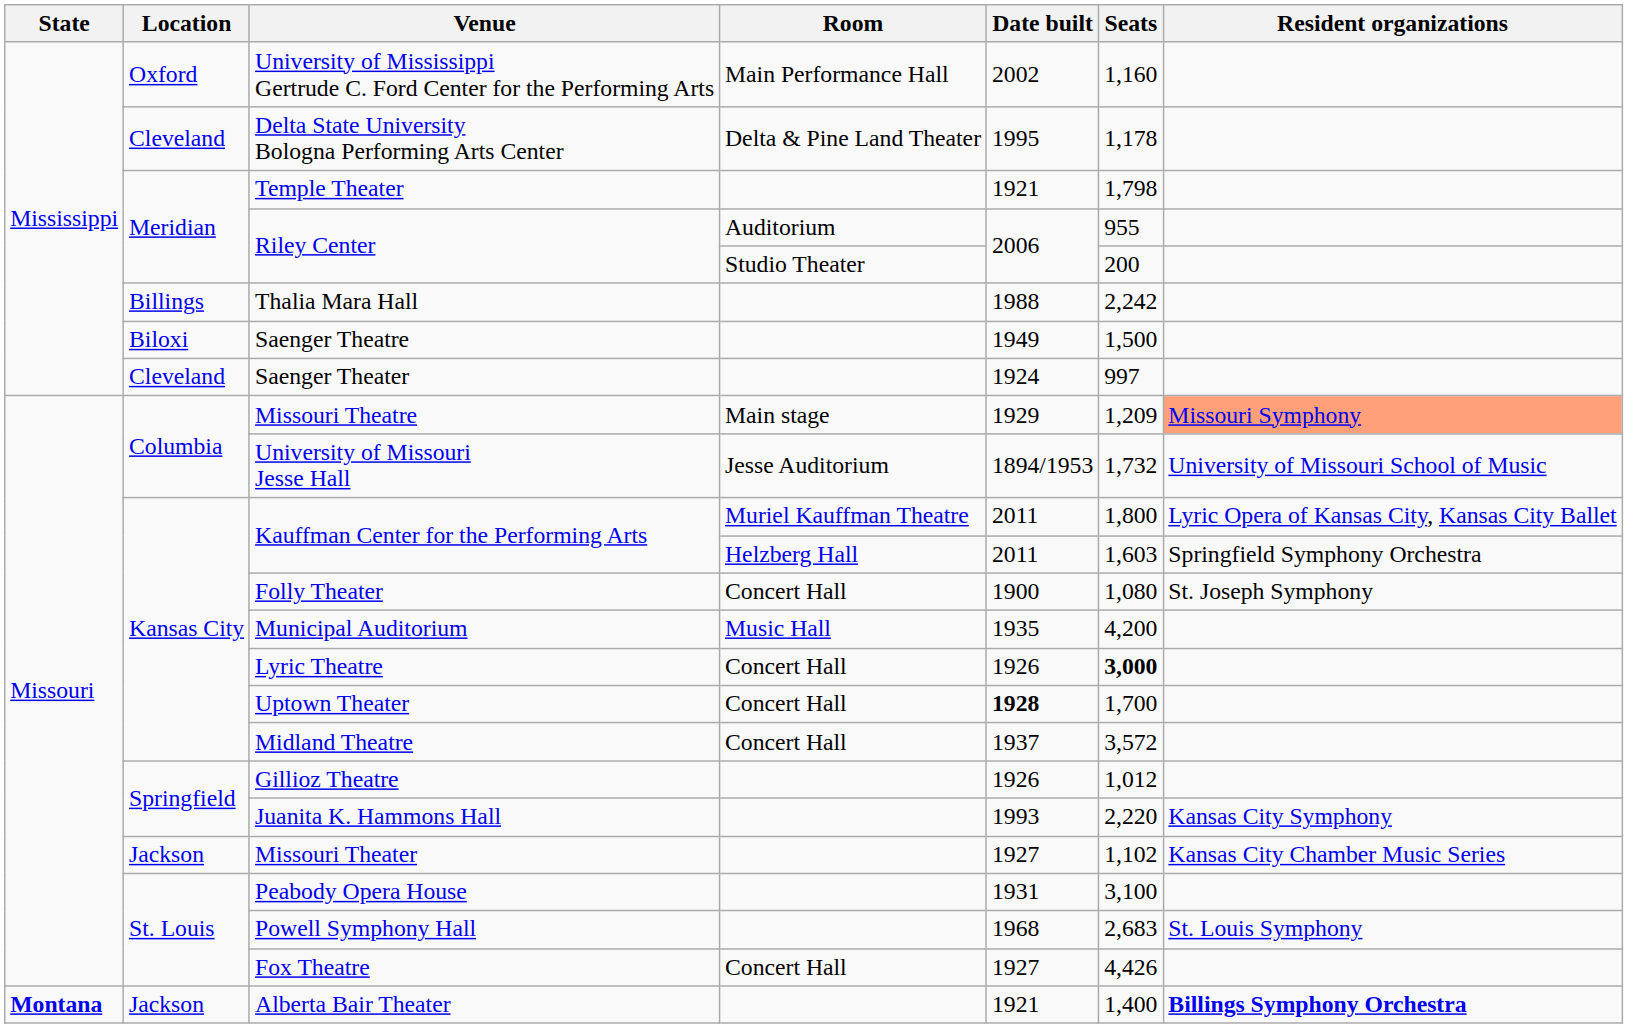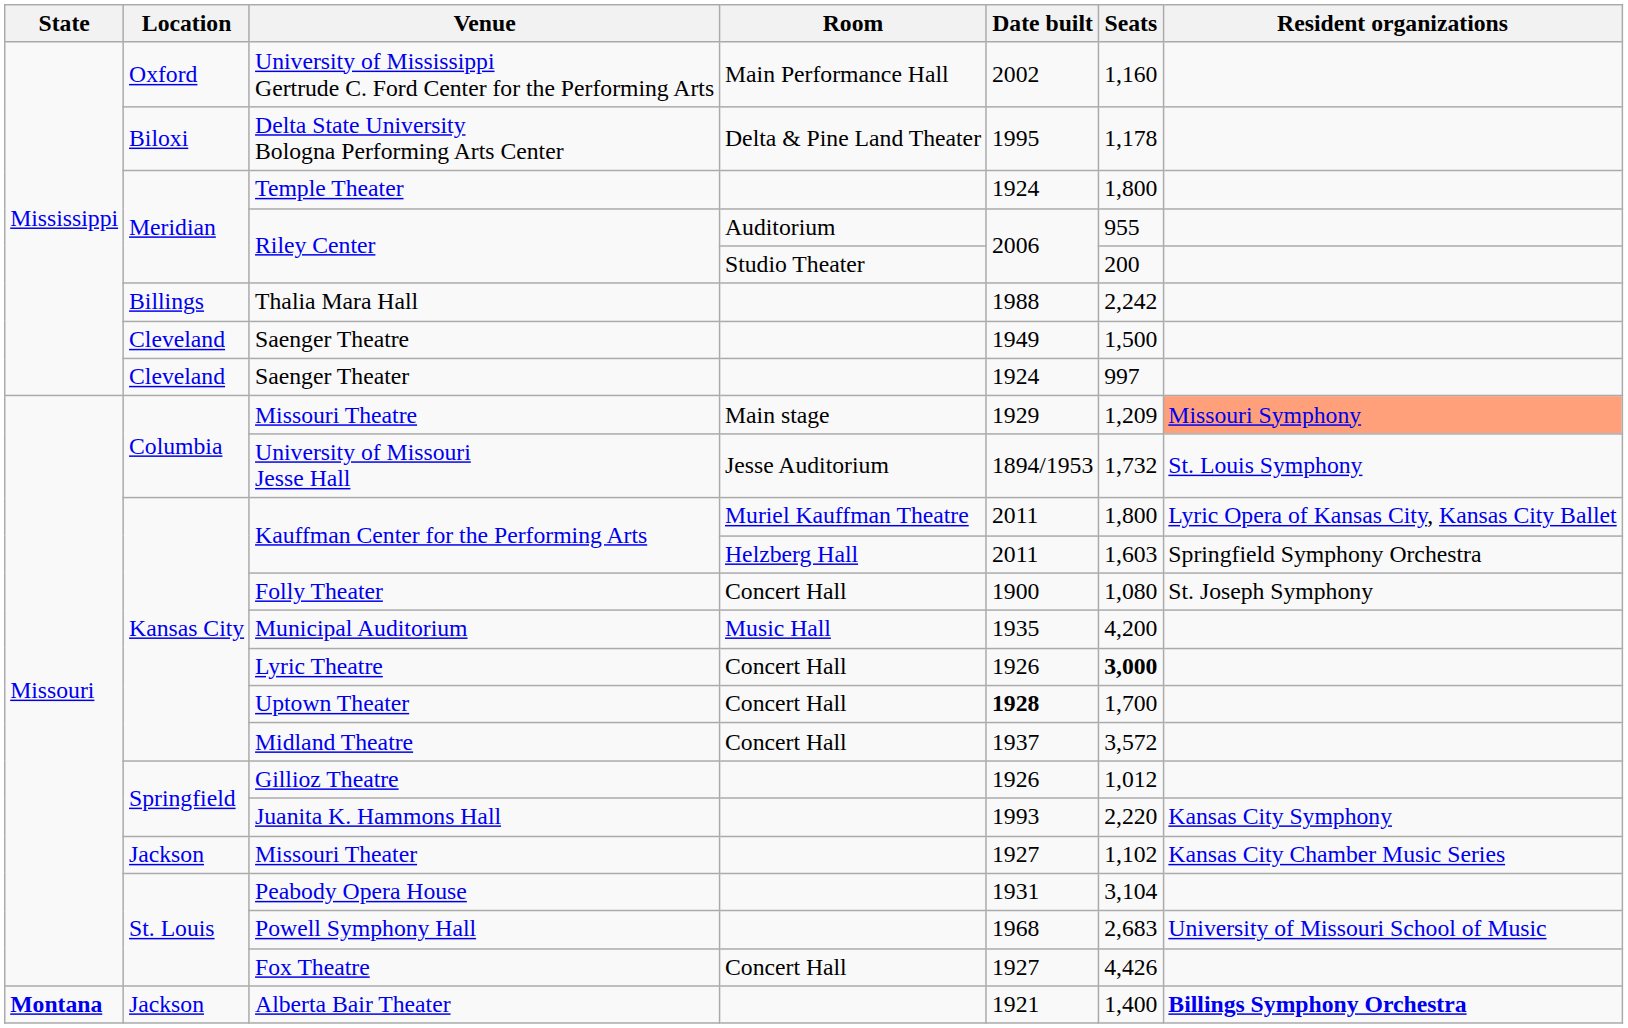(177, 138) Cleveland -> (159, 138) Biloxi
(1016, 189) 1921 -> (1016, 189) 1924
(1131, 189) 1,798 -> (1131, 189) 1,800
(159, 339) Biloxi -> (177, 339) Cleveland
(1357, 465) University of Missouri School of Music -> (1265, 465) St. Louis Symphony
(1131, 891) 3,100 -> (1131, 891) 3,104
(1265, 929) St. Louis Symphony -> (1357, 929) University of Missouri School of Music
